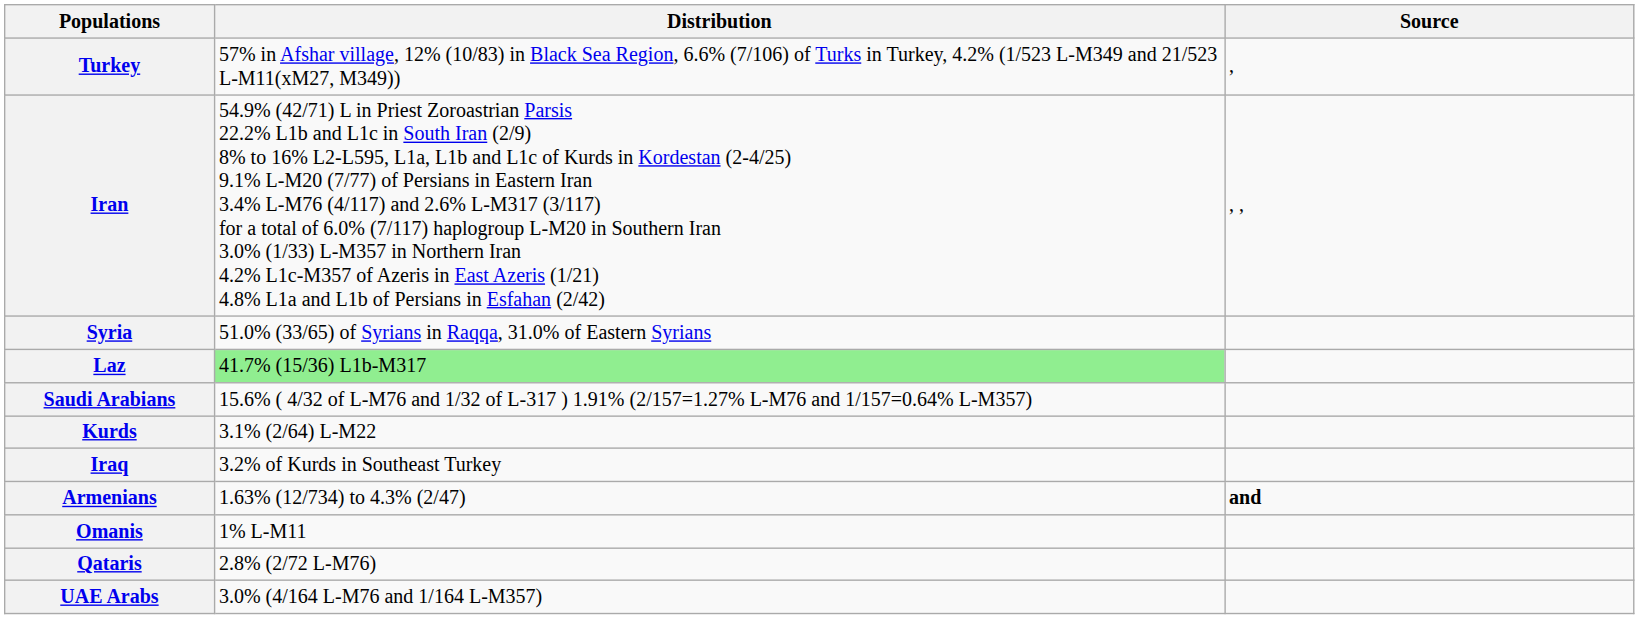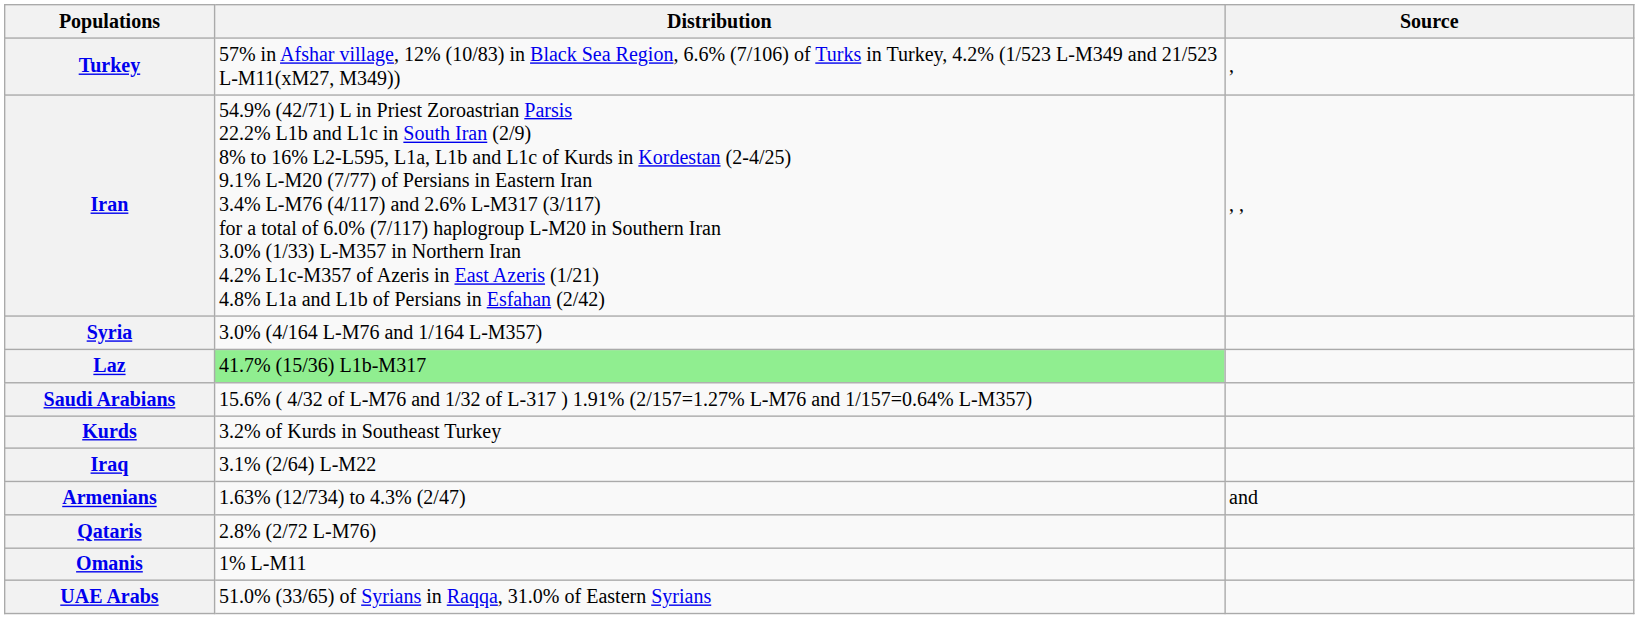(465, 333) 51.0% (33/65) of Syrians in Raqqa, 31.0% of Eastern Syrians -> (381, 333) 3.0% (4/164 L-M76 and 1/164 L-M357)
(298, 432) 3.1% (2/64) L-M22 -> (360, 432) 3.2% of Kurds in Southeast Turkey
(360, 465) 3.2% of Kurds in Southeast Turkey -> (298, 465) 3.1% (2/64) L-M22
(1245, 498) bold -> (1244, 498) normal
rows swapped: (109, 531) <-> (109, 564)
(381, 597) 3.0% (4/164 L-M76 and 1/164 L-M357) -> (465, 597) 51.0% (33/65) of Syrians in Raqqa, 31.0% of Eastern Syrians
